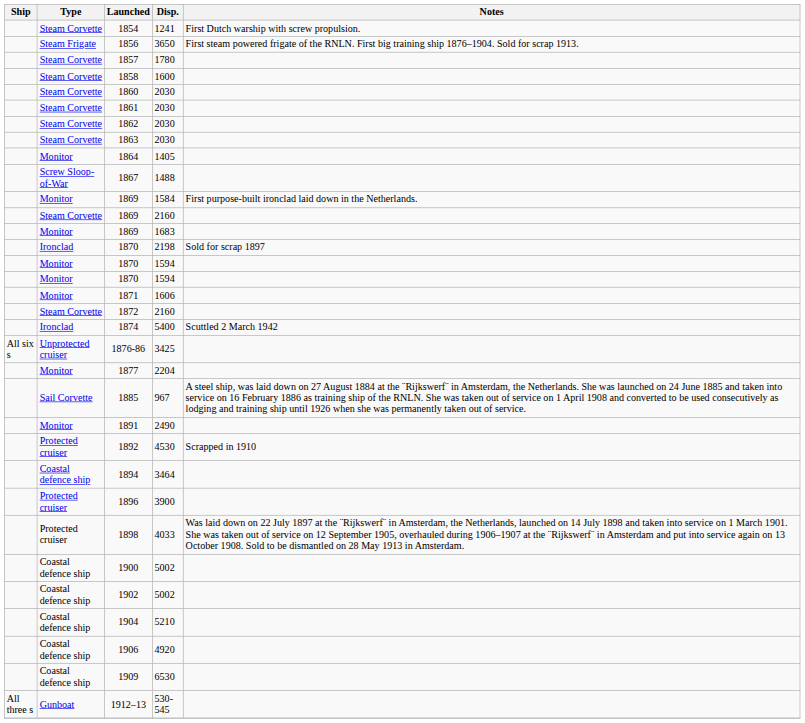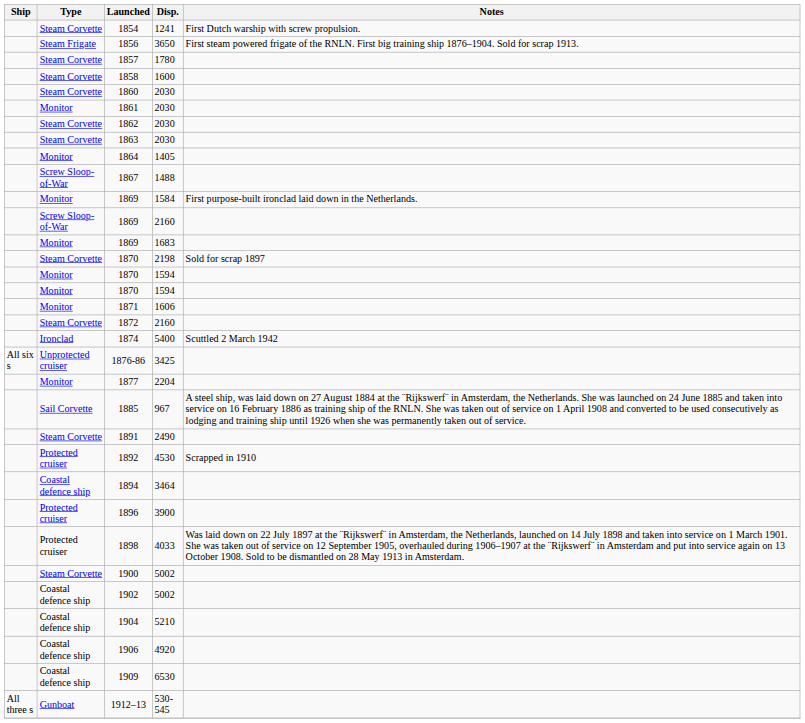(71, 108) Steam Corvette -> (56, 108) Monitor
(71, 215) Steam Corvette -> (67, 221) Screw Sloop-of-War
(56, 247) Ironclad -> (71, 258) Steam Corvette
(56, 425) Monitor -> (71, 436) Steam Corvette
(65, 567) Coastal defence ship -> (71, 573) Steam Corvette
